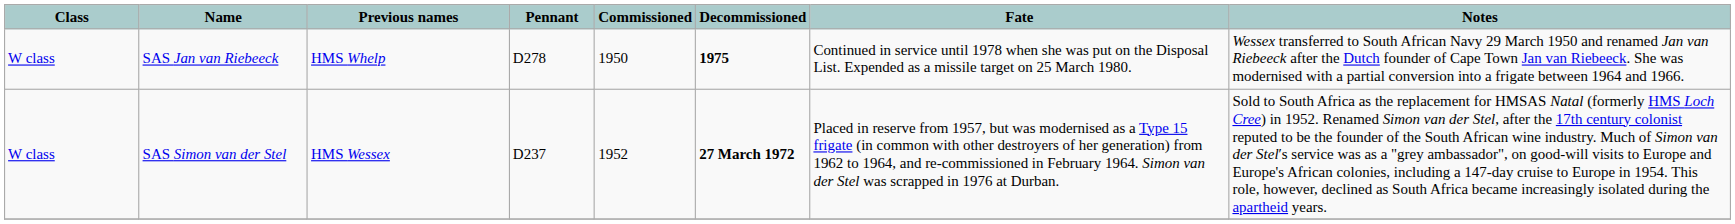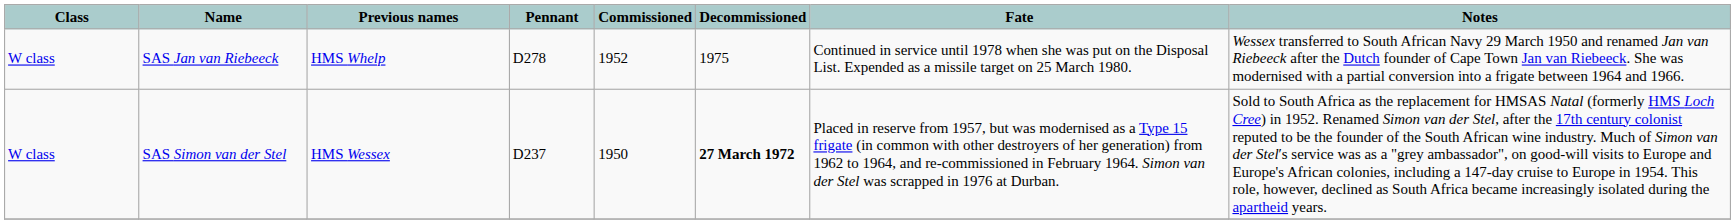(613, 58) 1950 -> (613, 58) 1952
(714, 58) bold -> (714, 58) normal
(613, 153) 1952 -> (613, 153) 1950
